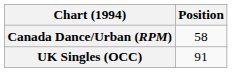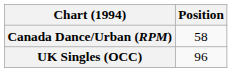(201, 57) 91 -> (201, 57) 96
